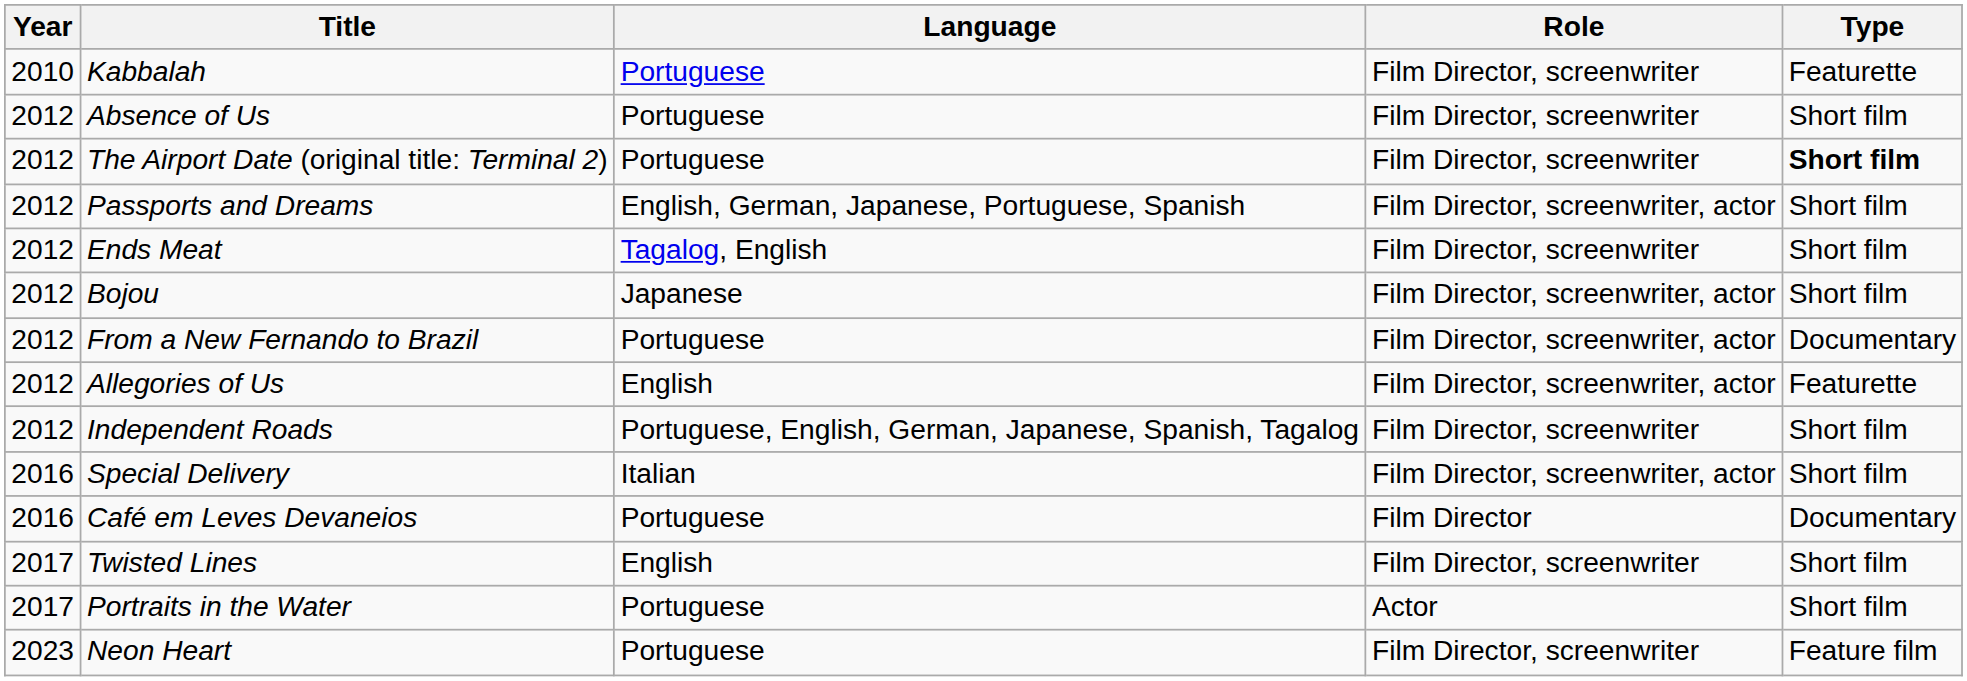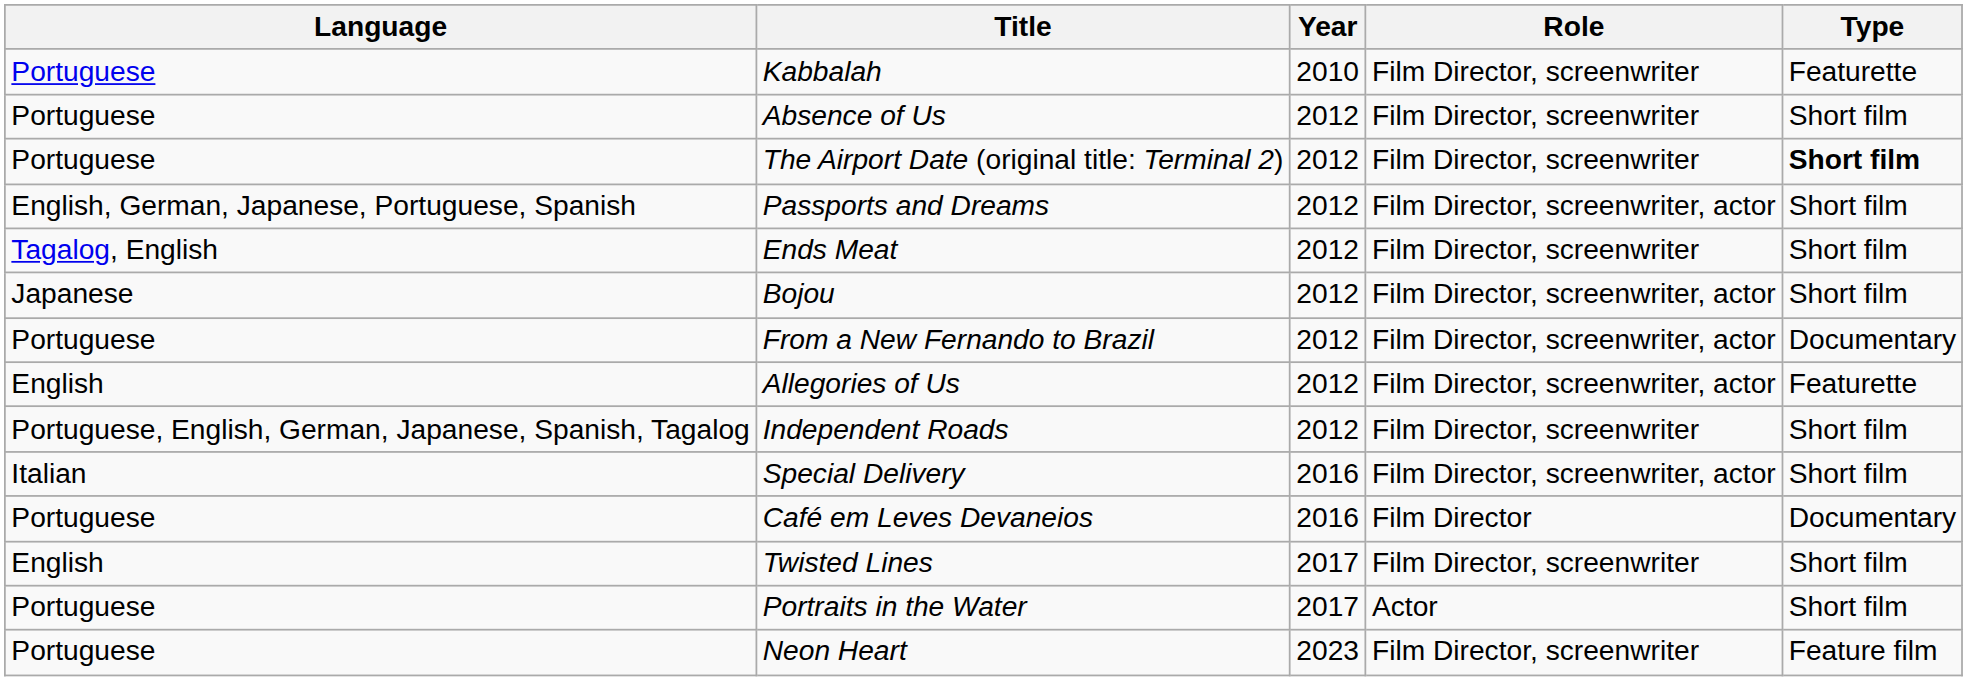columns swapped: (43, 26) <-> (990, 26)
